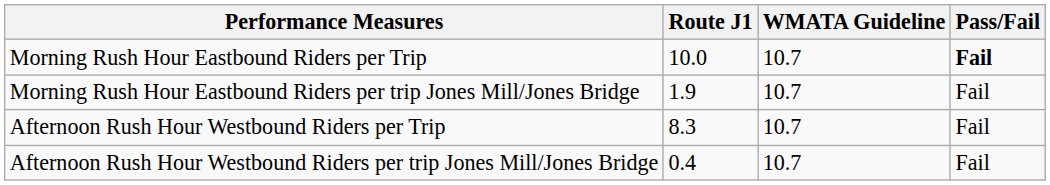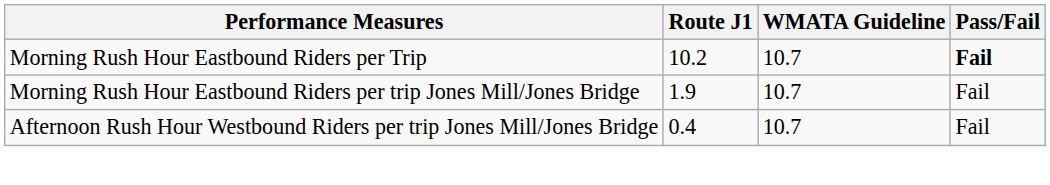(688, 57) 10.0 -> (688, 57) 10.2
- row: (228, 127)
